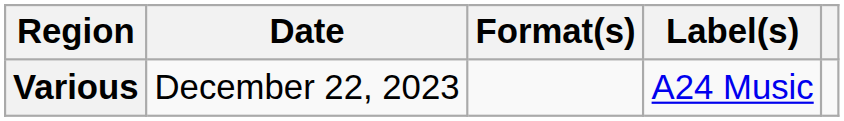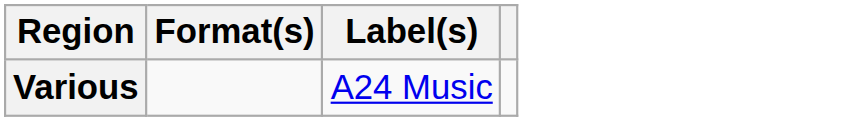- column: (307, 32)
